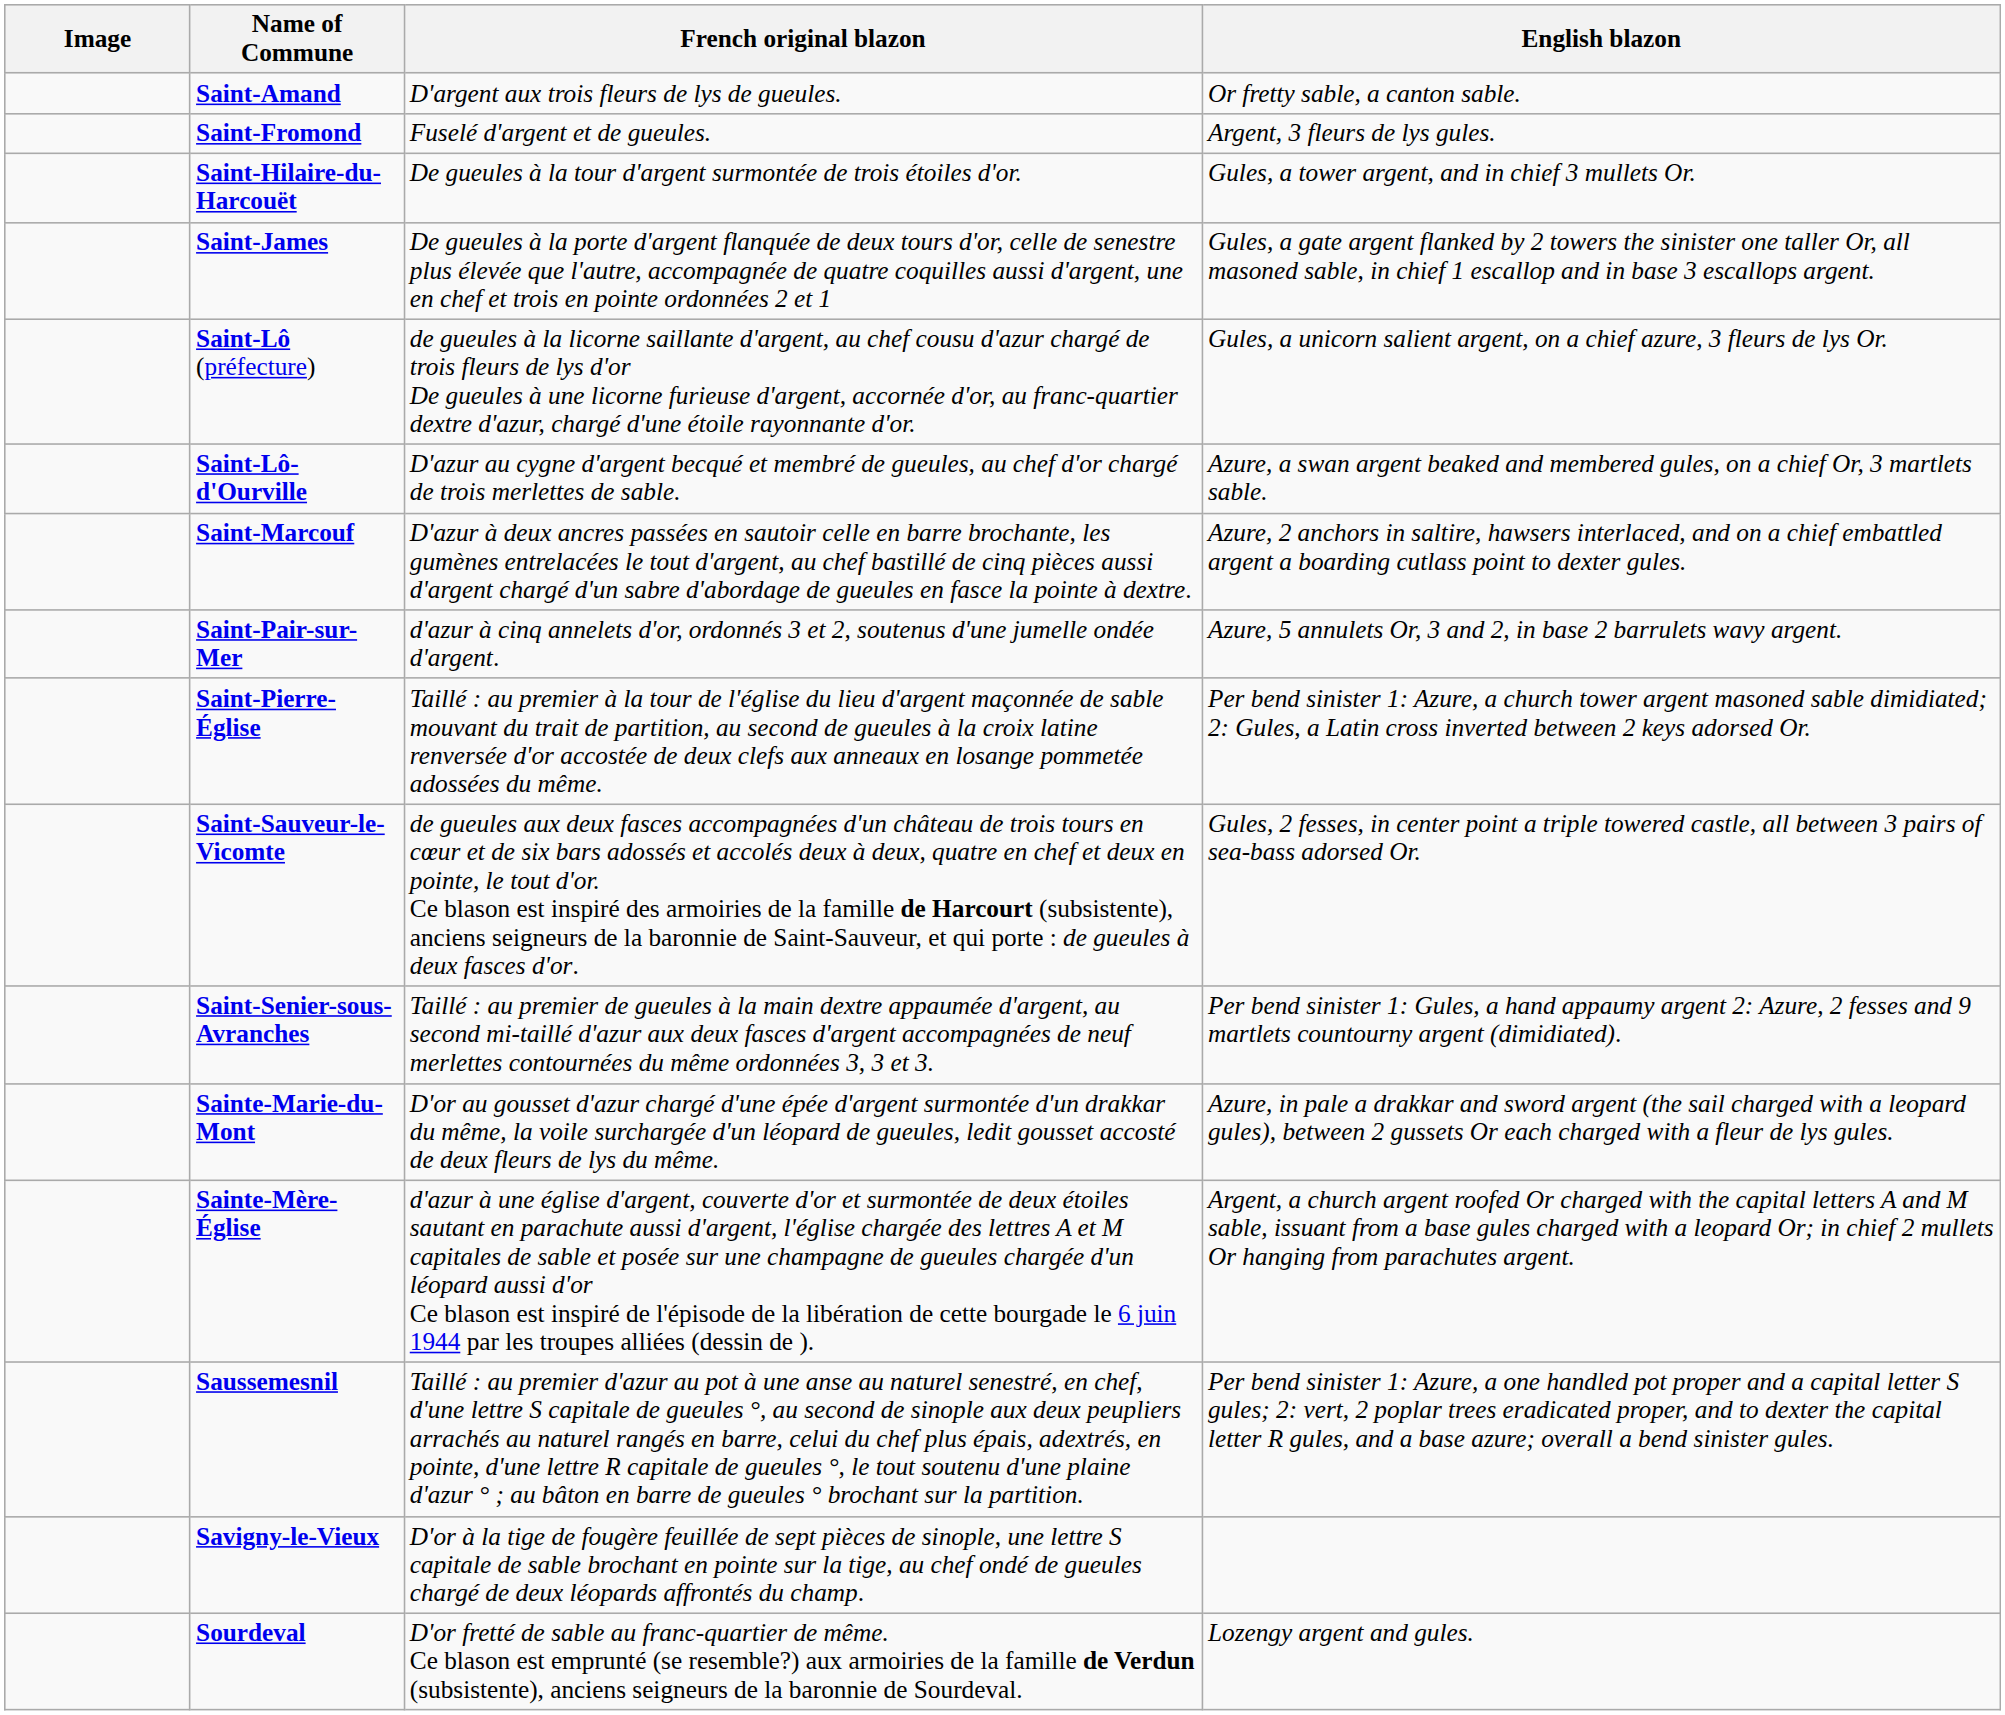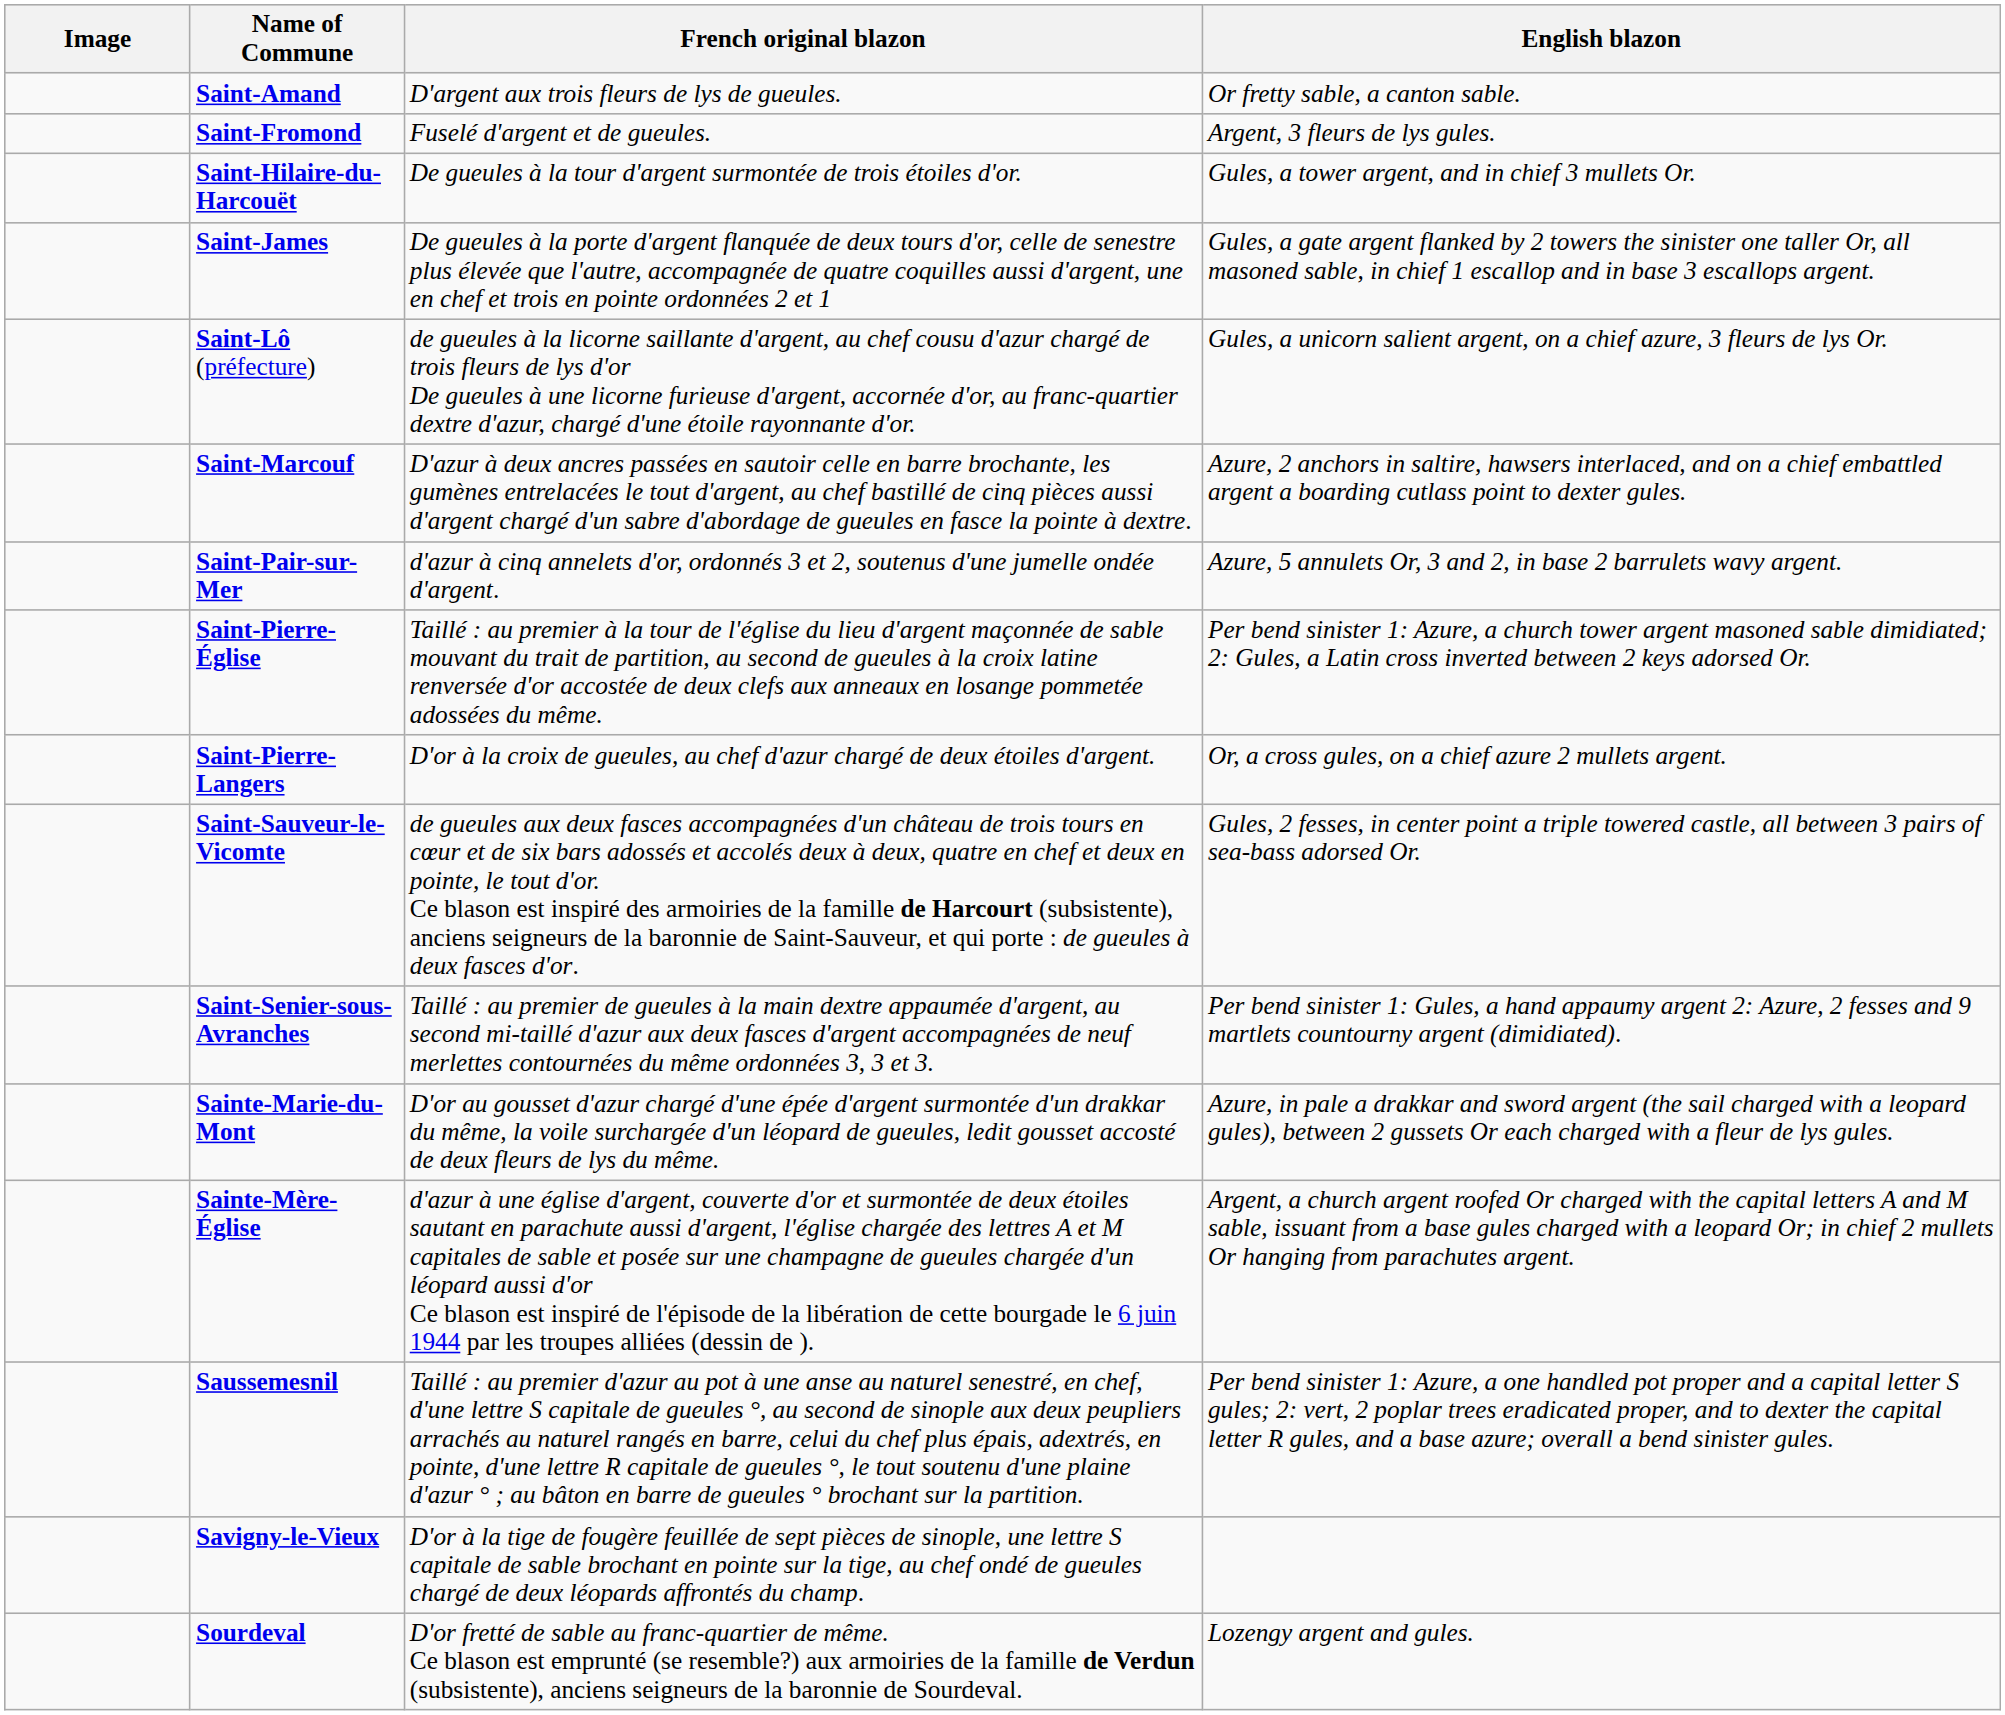- row: (252, 478)
+ row: (266, 769)
